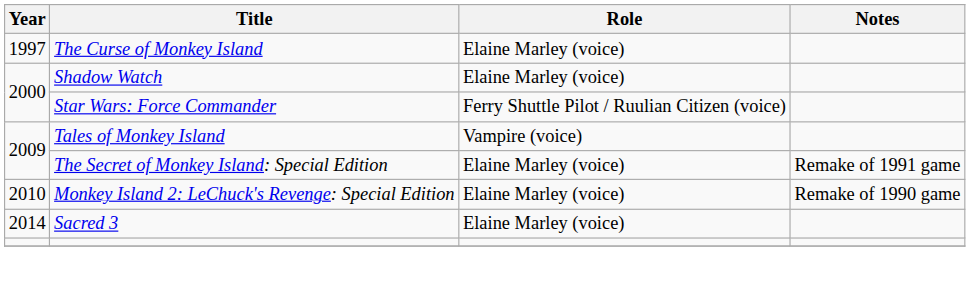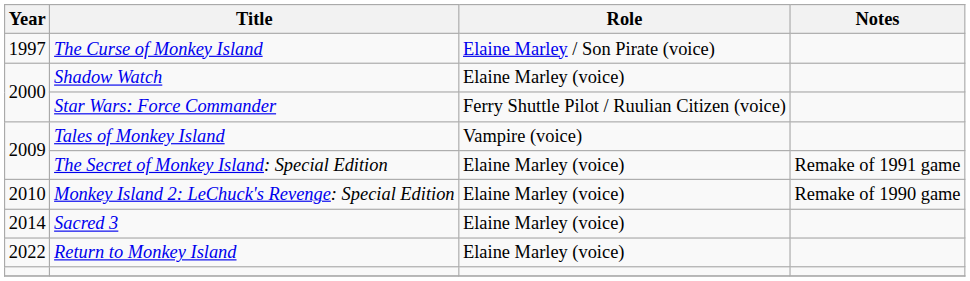(544, 48) Elaine Marley (voice) -> (589, 48) Elaine Marley / Son Pirate (voice)
+ row: (27, 252)
